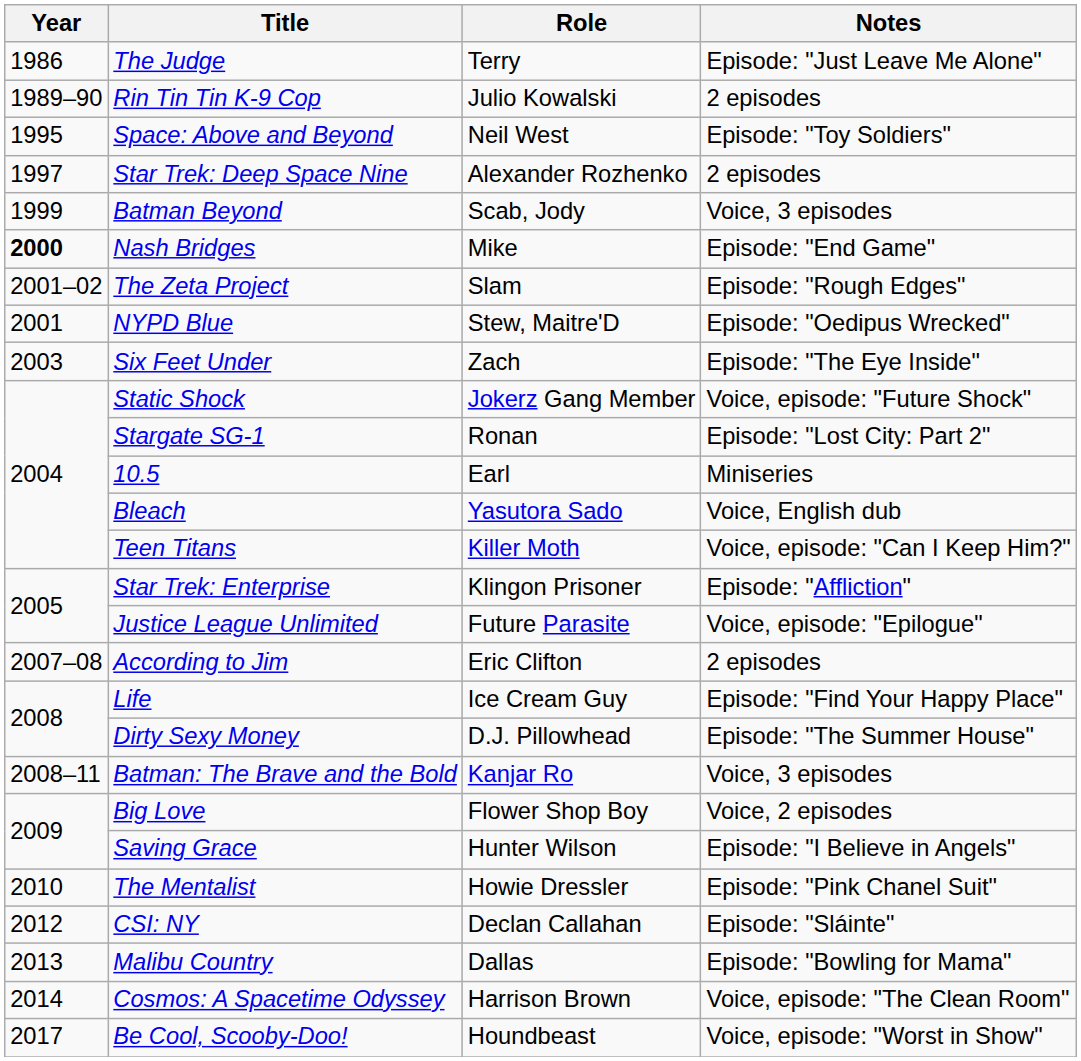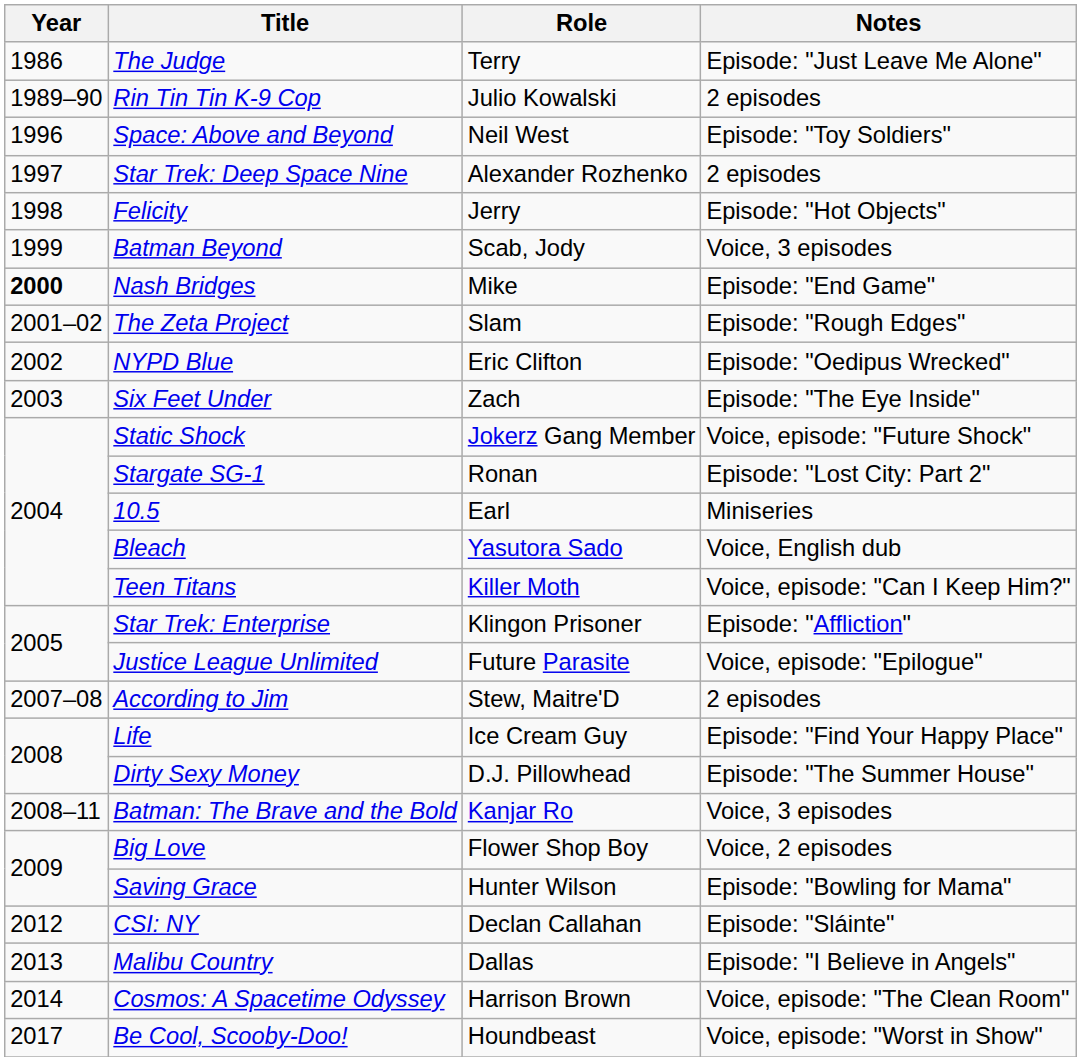(37, 135) 1995 -> (37, 135) 1996
+ row: (150, 211)
(37, 323) 2001 -> (37, 361) 2002
(544, 323) Stew, Maitre'D -> (525, 361) Eric Clifton
(525, 661) Eric Clifton -> (544, 699) Stew, Maitre'D
(861, 849) Episode: "I Believe in Angels" -> (859, 887) Episode: "Bowling for Mama"
- row: (184, 887)
(859, 962) Episode: "Bowling for Mama" -> (861, 962) Episode: "I Believe in Angels"
